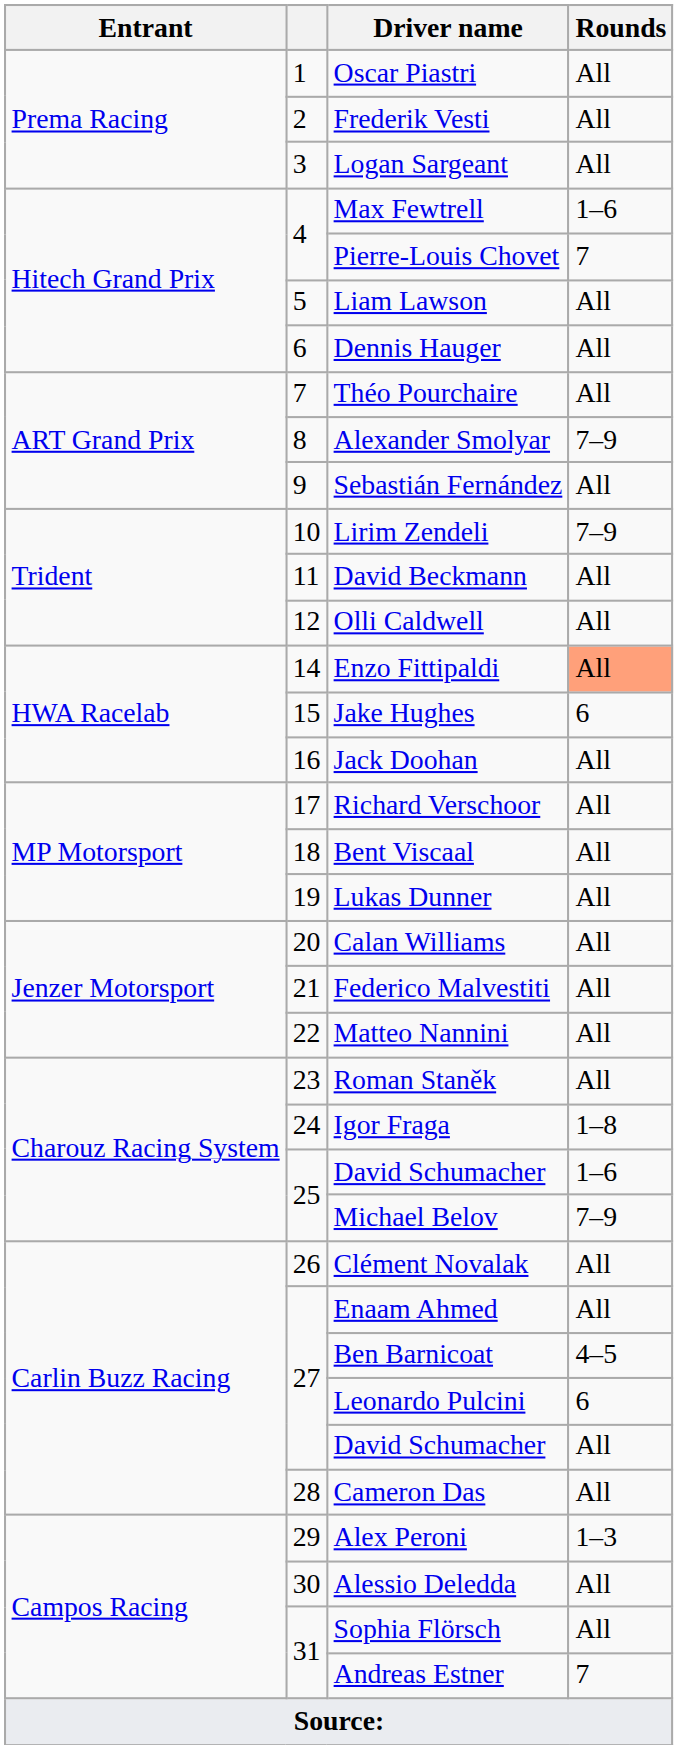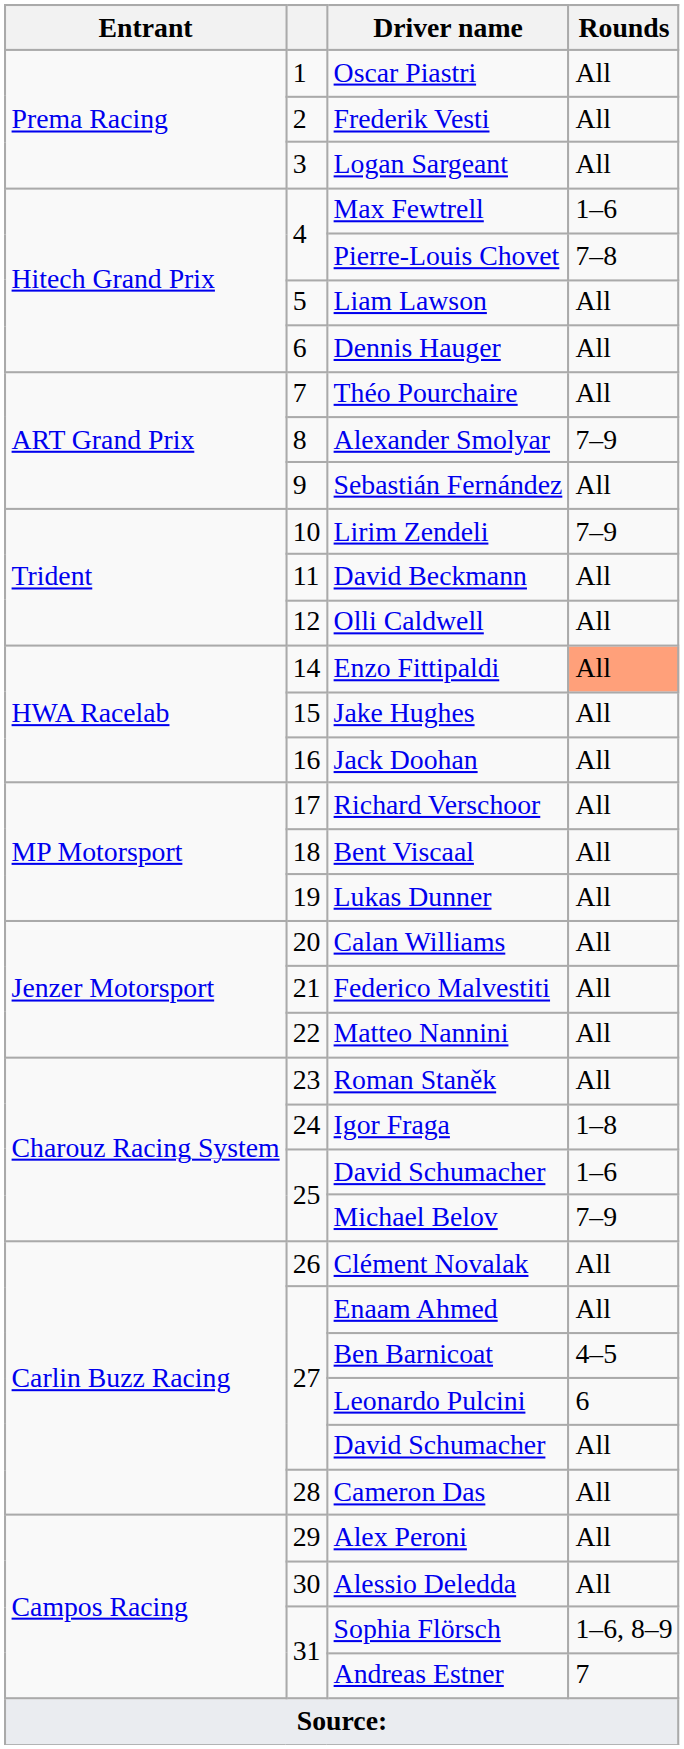(582, 255) 7 -> (596, 255) 7–8
(582, 713) 6 -> (593, 713) All
(596, 1537) 1–3 -> (593, 1537) All
(593, 1629) All -> (624, 1629) 1–6, 8–9
